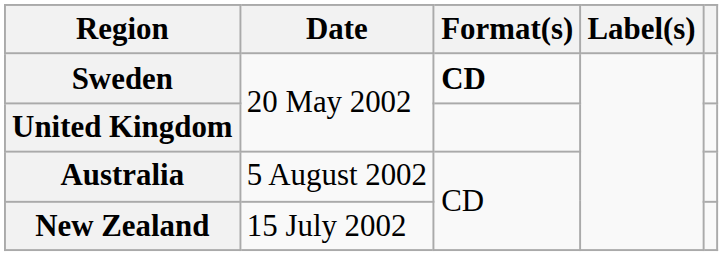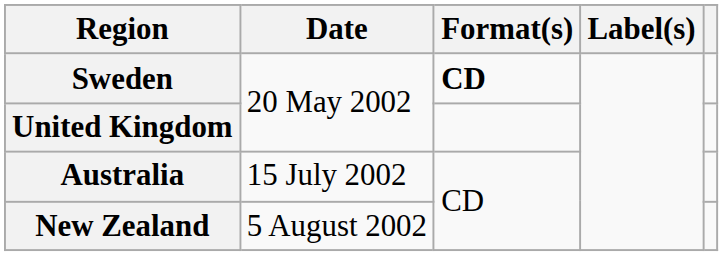(337, 175) 5 August 2002 -> (327, 175) 15 July 2002
(327, 224) 15 July 2002 -> (337, 224) 5 August 2002
